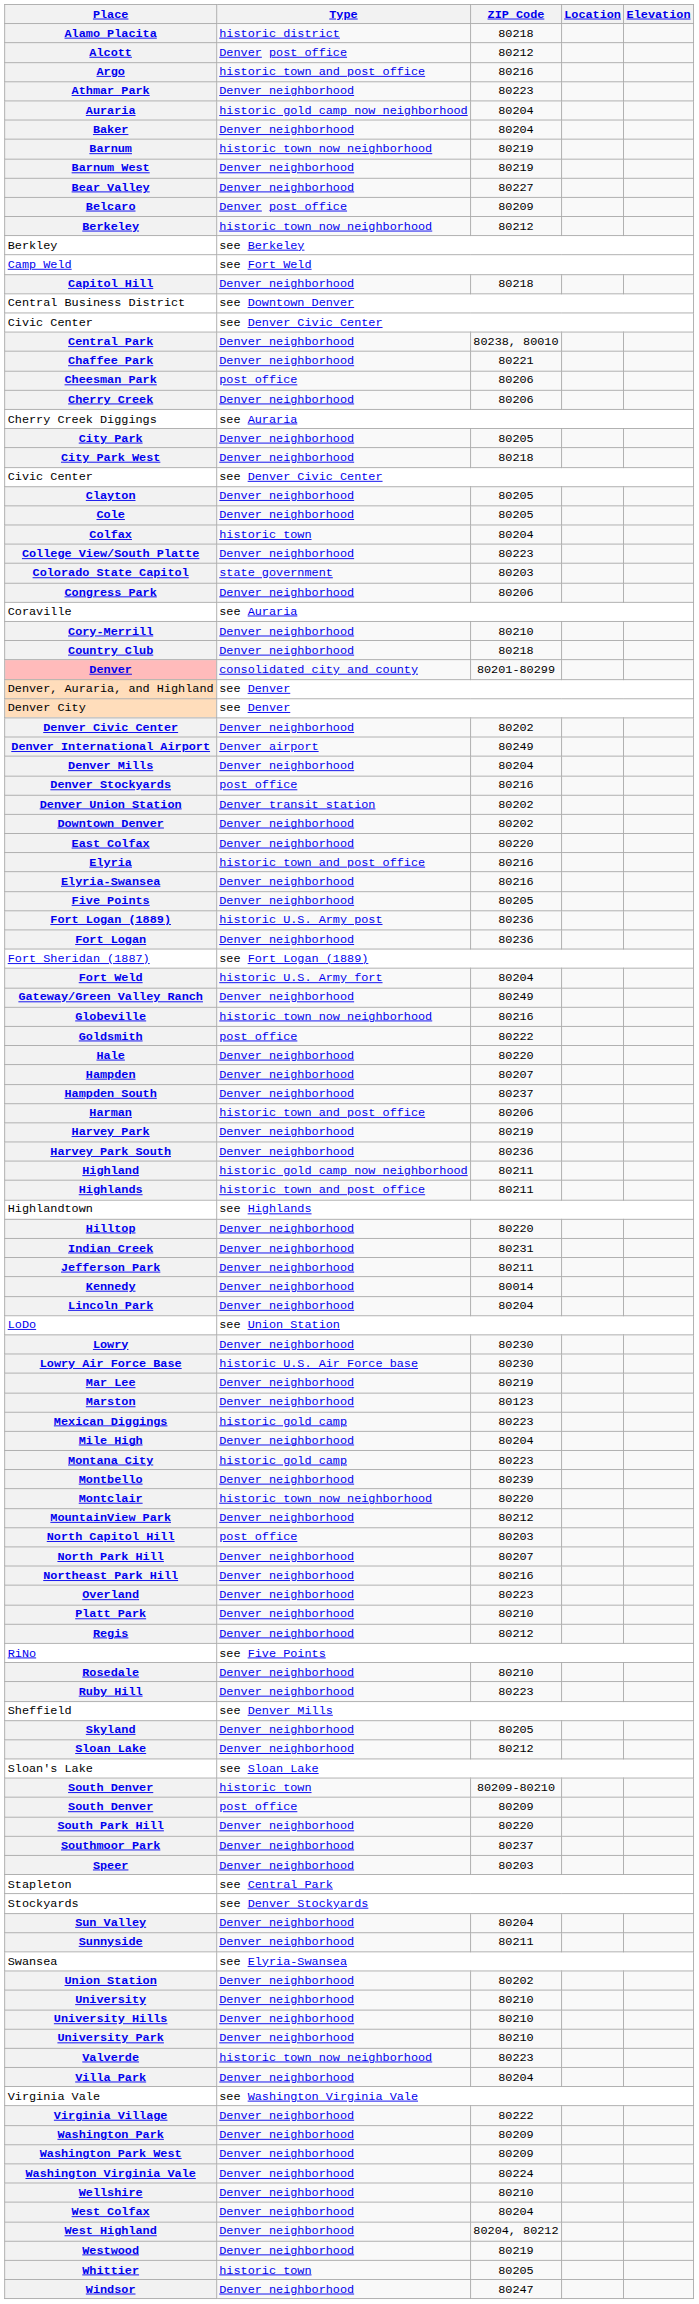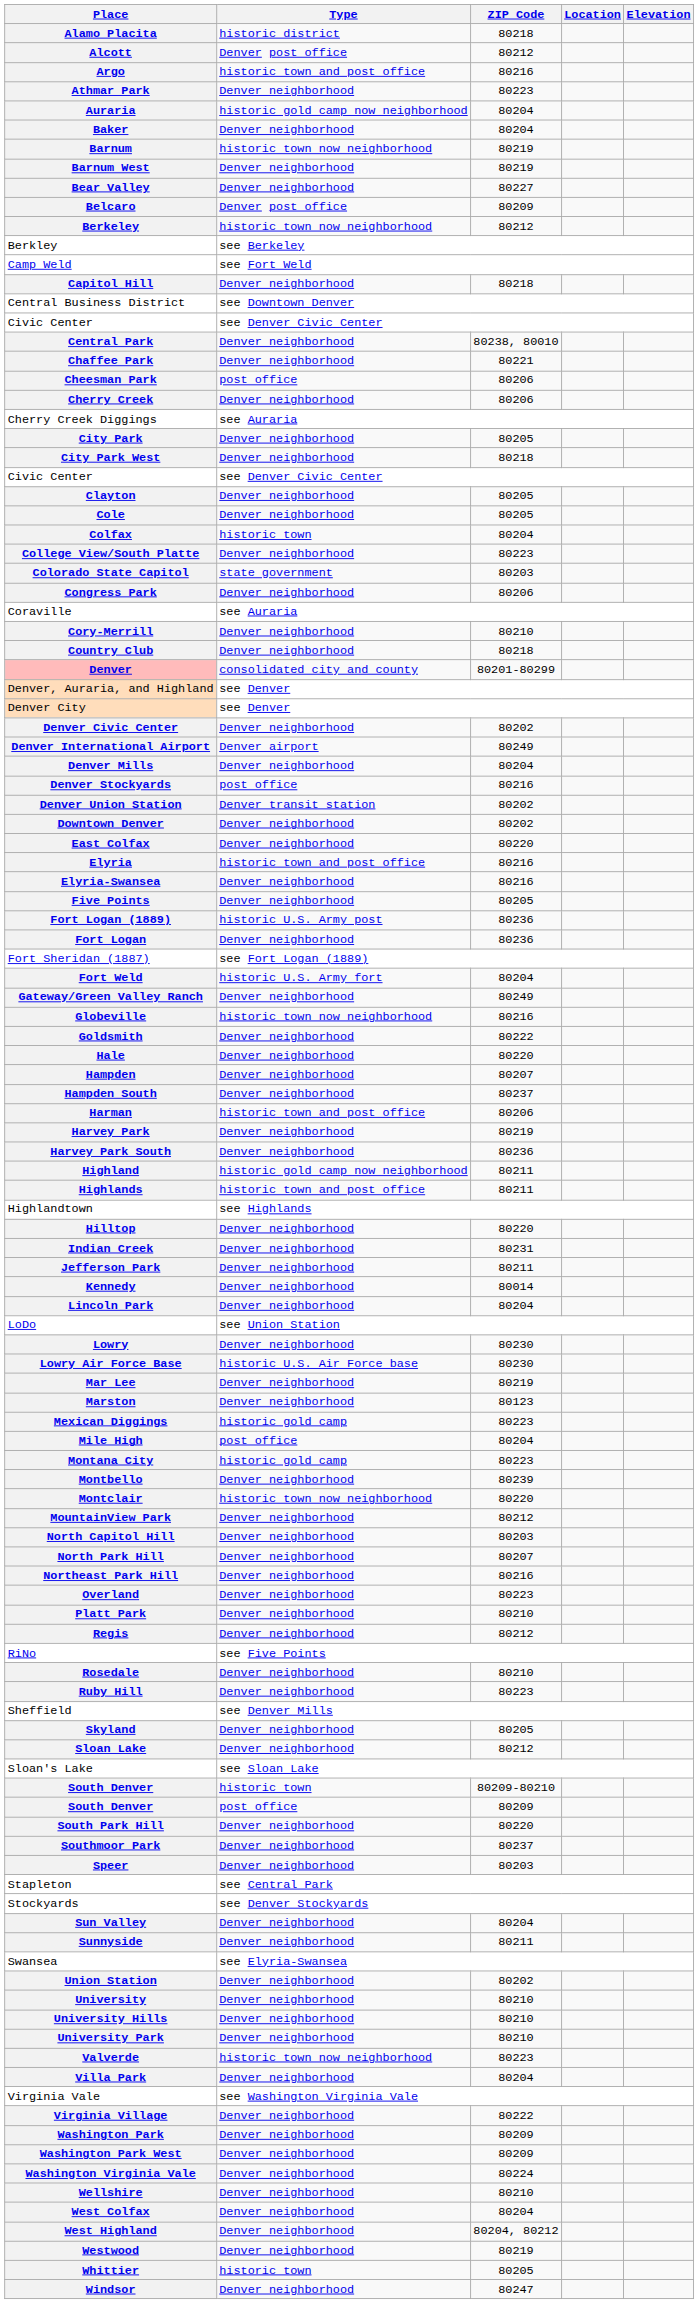(258, 1036) post office -> (287, 1036) Denver neighborhood
(287, 1441) Denver neighborhood -> (258, 1441) post office
(258, 1537) post office -> (287, 1537) Denver neighborhood
